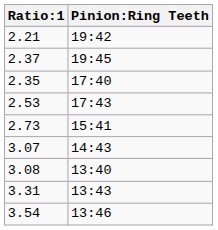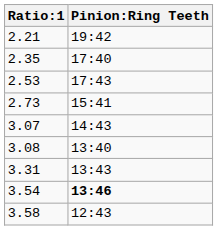- row: (24, 60)
(91, 214) normal -> (91, 192) bold
+ row: (24, 214)
